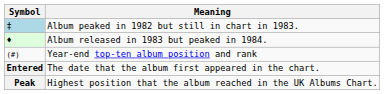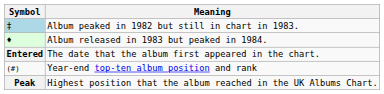rows swapped: (152, 54) <-> (184, 68)
